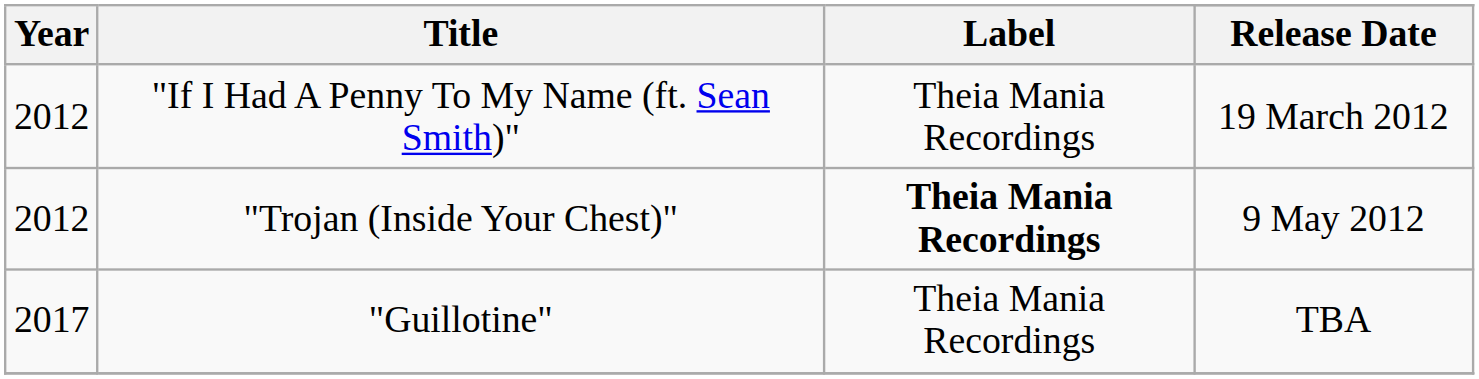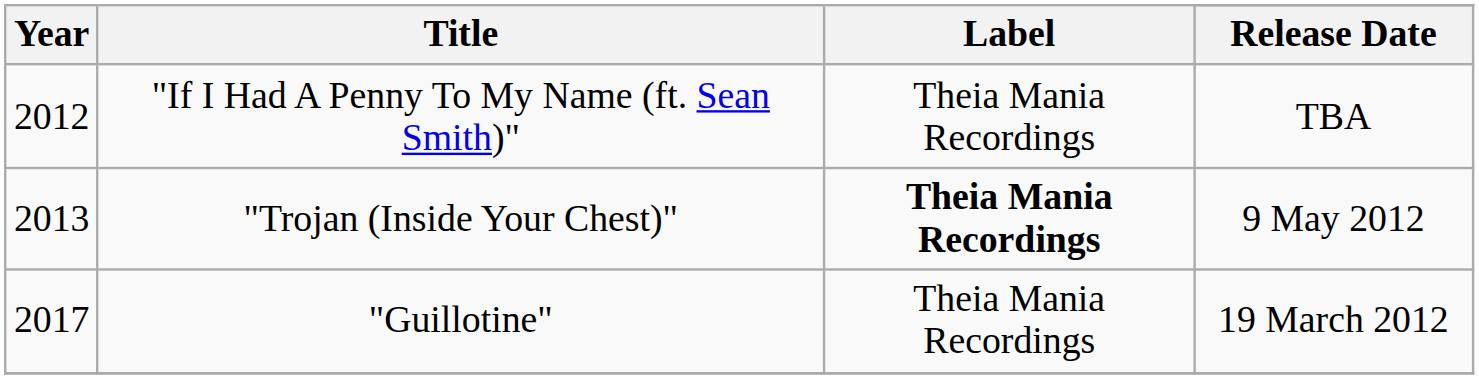(1333, 115) 19 March 2012 -> (1333, 115) TBA
(52, 217) 2012 -> (52, 217) 2013
(1333, 320) TBA -> (1333, 320) 19 March 2012
